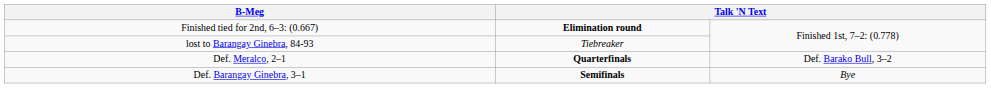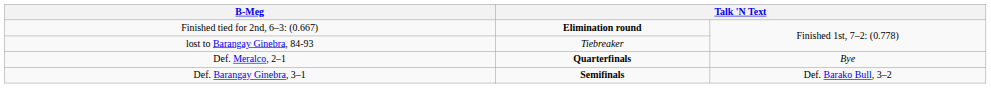(848, 59) Def. Barako Bull, 3–2 -> (848, 59) Bye
(848, 75) Bye -> (848, 75) Def. Barako Bull, 3–2
